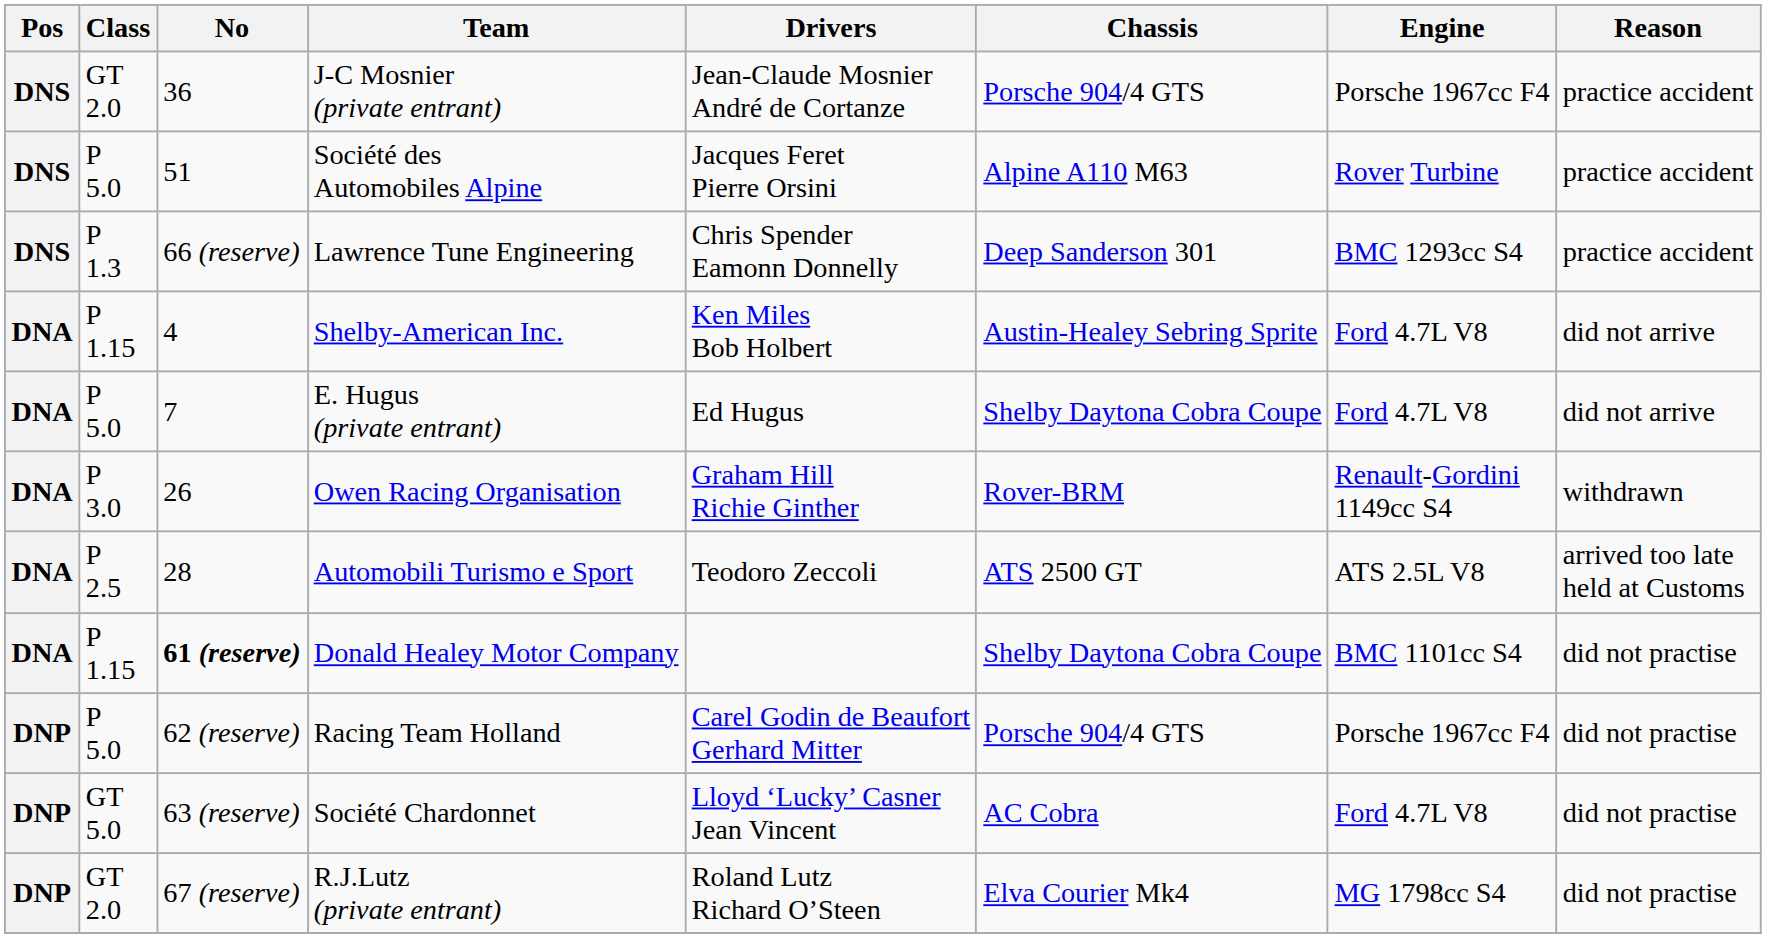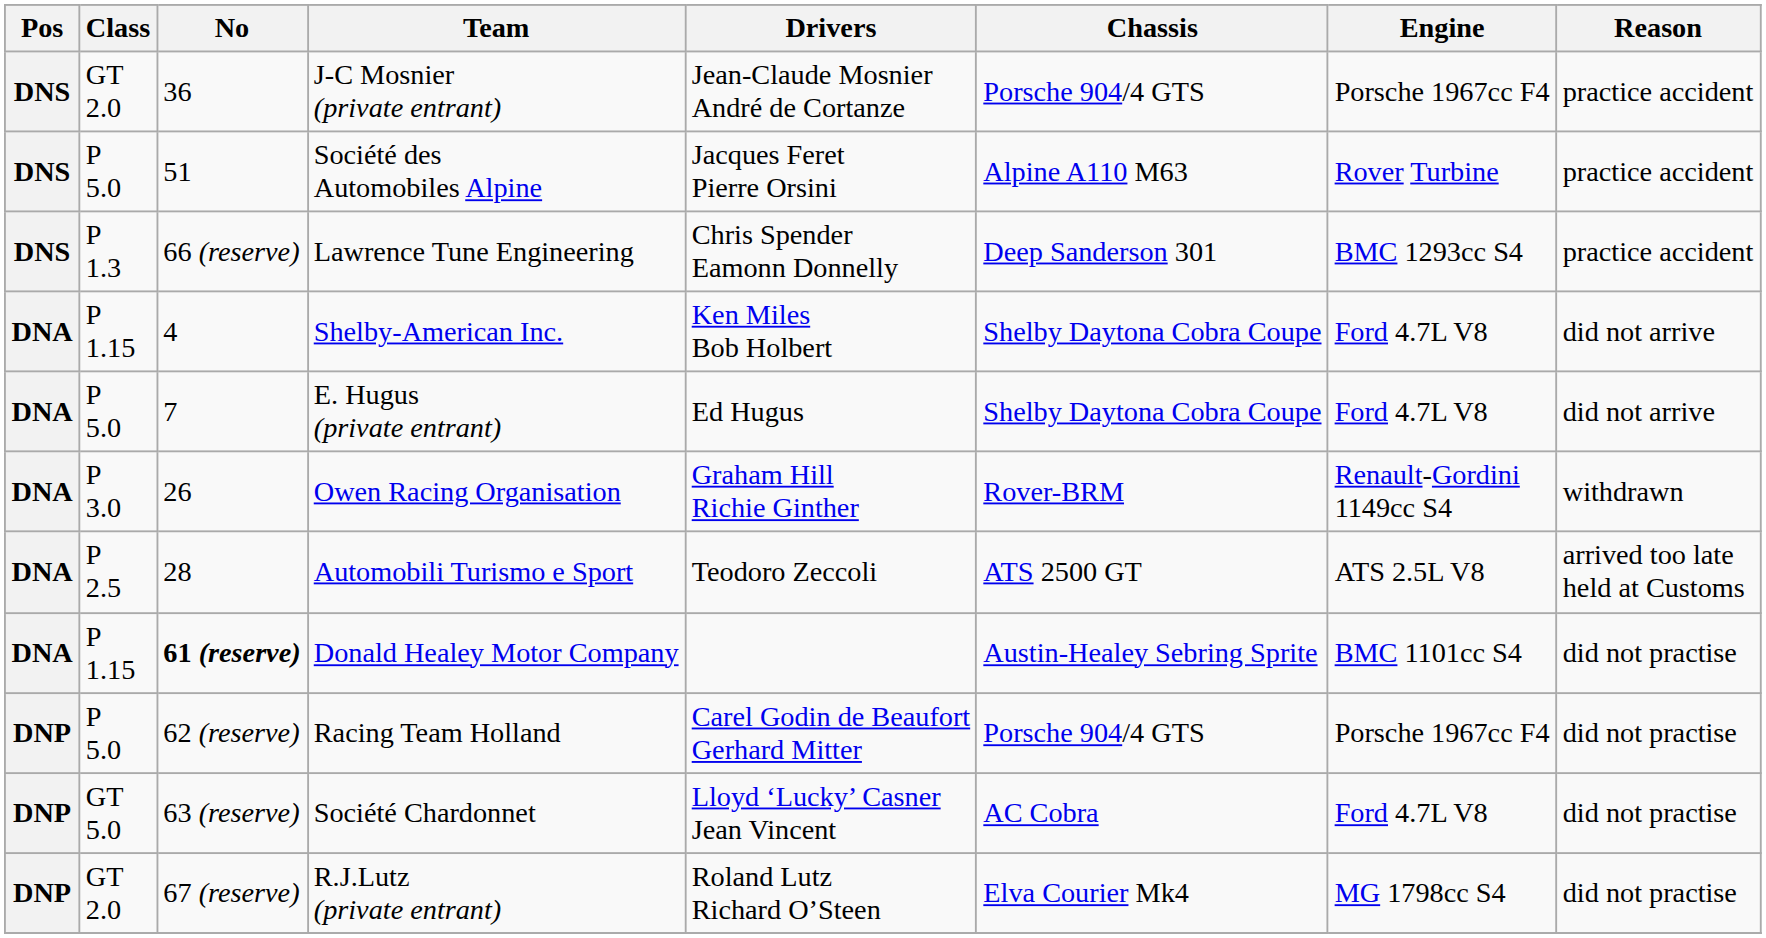(1150, 331) Austin-Healey Sebring Sprite -> (1152, 331) Shelby Daytona Cobra Coupe
(1152, 652) Shelby Daytona Cobra Coupe -> (1150, 652) Austin-Healey Sebring Sprite
